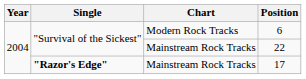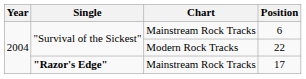(192, 30) Modern Rock Tracks -> (201, 30) Mainstream Rock Tracks
(201, 47) Mainstream Rock Tracks -> (192, 47) Modern Rock Tracks
